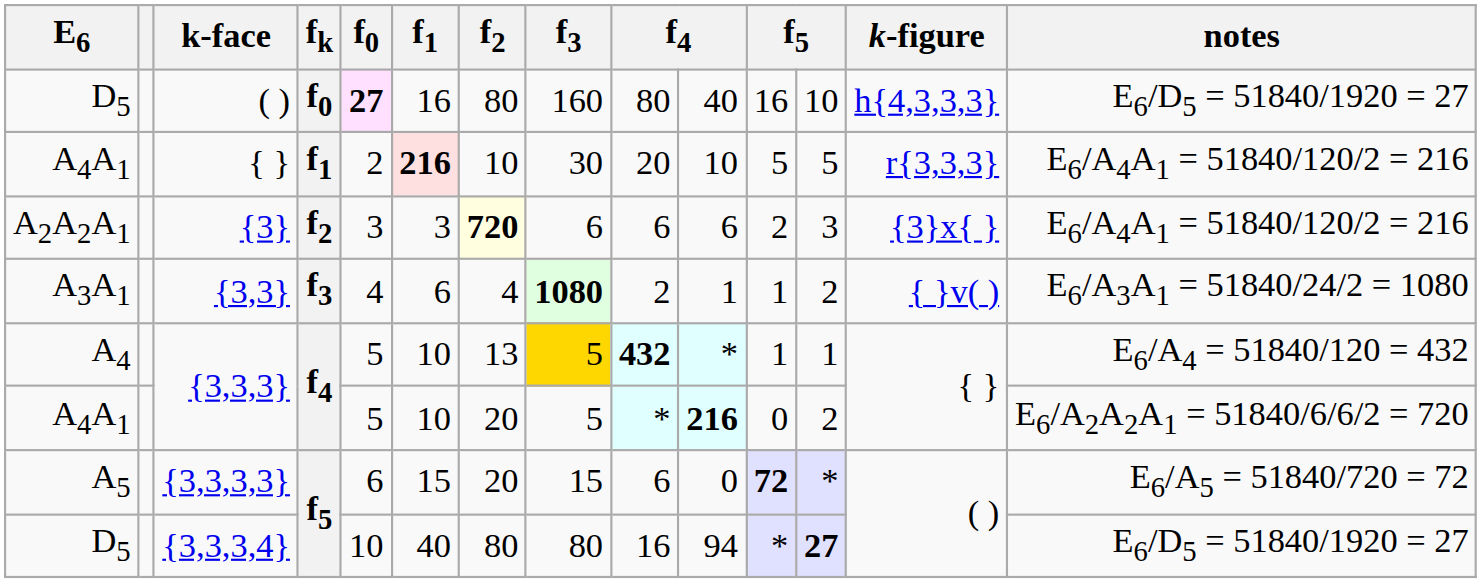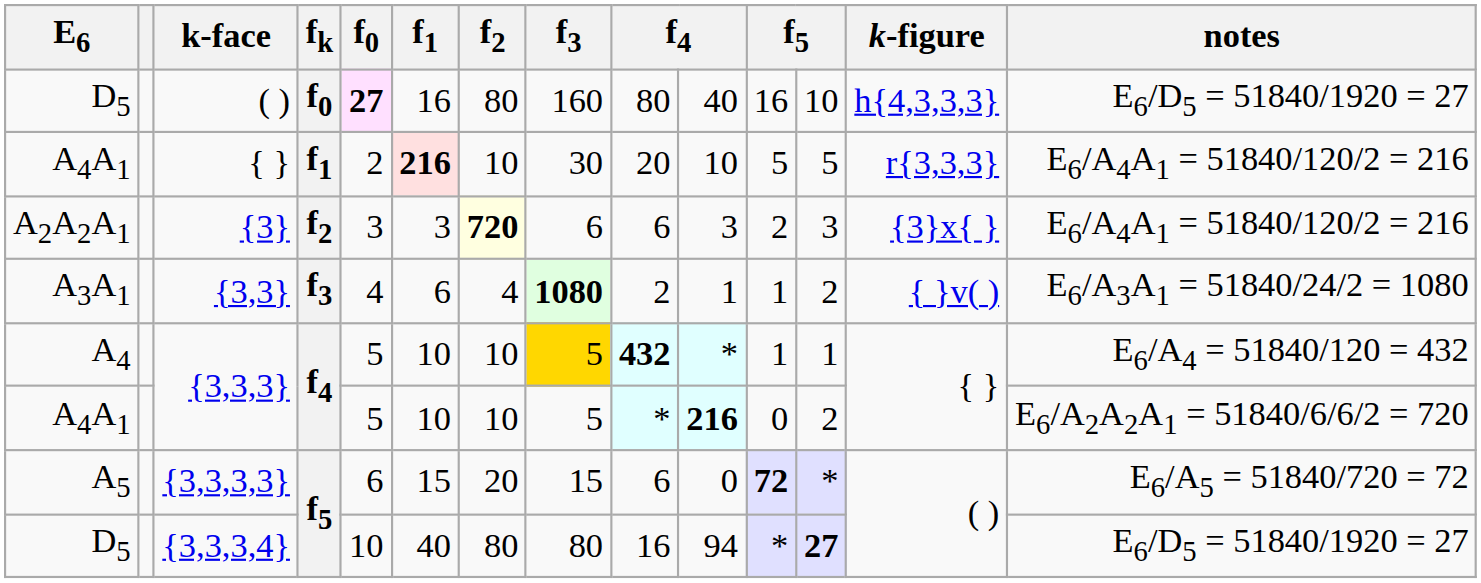(729, 226) 6 -> (729, 226) 3
(501, 354) 13 -> (501, 354) 10
(501, 417) 20 -> (501, 417) 10
